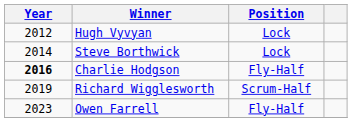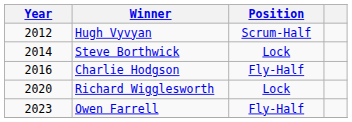(276, 33) Lock -> (276, 33) Scrum-Half
(38, 70) bold -> (38, 70) normal
(38, 89) 2019 -> (38, 89) 2020
(276, 89) Scrum-Half -> (276, 89) Lock
